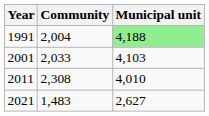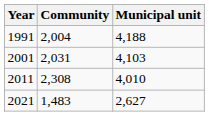(131, 36) lightgreen background -> (131, 36) no background
(56, 57) 2,033 -> (56, 57) 2,031
